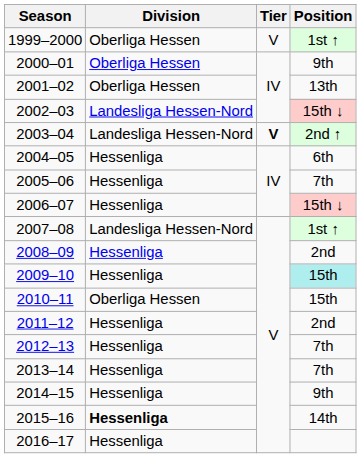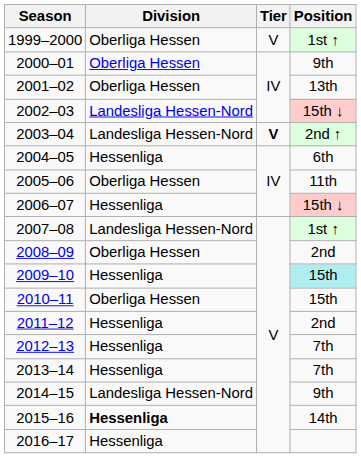(126, 181) Hessenliga -> (145, 181) Oberliga Hessen
(323, 181) 7th -> (323, 181) 11th
(126, 252) Hessenliga -> (145, 252) Oberliga Hessen
(126, 393) Hessenliga -> (171, 393) Landesliga Hessen-Nord
